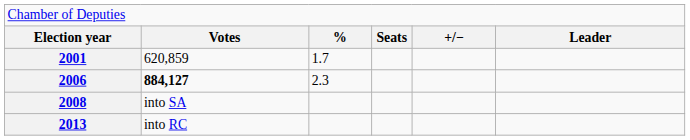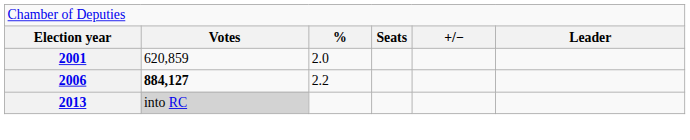(320, 59) 1.7 -> (320, 59) 2.0
(320, 80) 2.3 -> (320, 80) 2.2
- row: (73, 102)
(166, 124) no background -> (166, 102) lightgrey background
